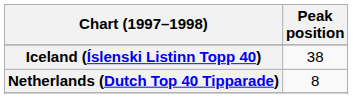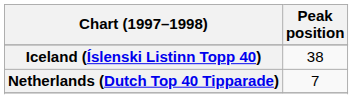(315, 81) 8 -> (315, 81) 7
